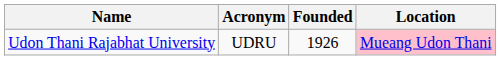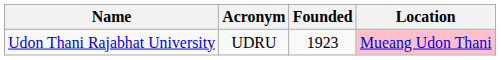(323, 42) 1926 -> (323, 42) 1923
